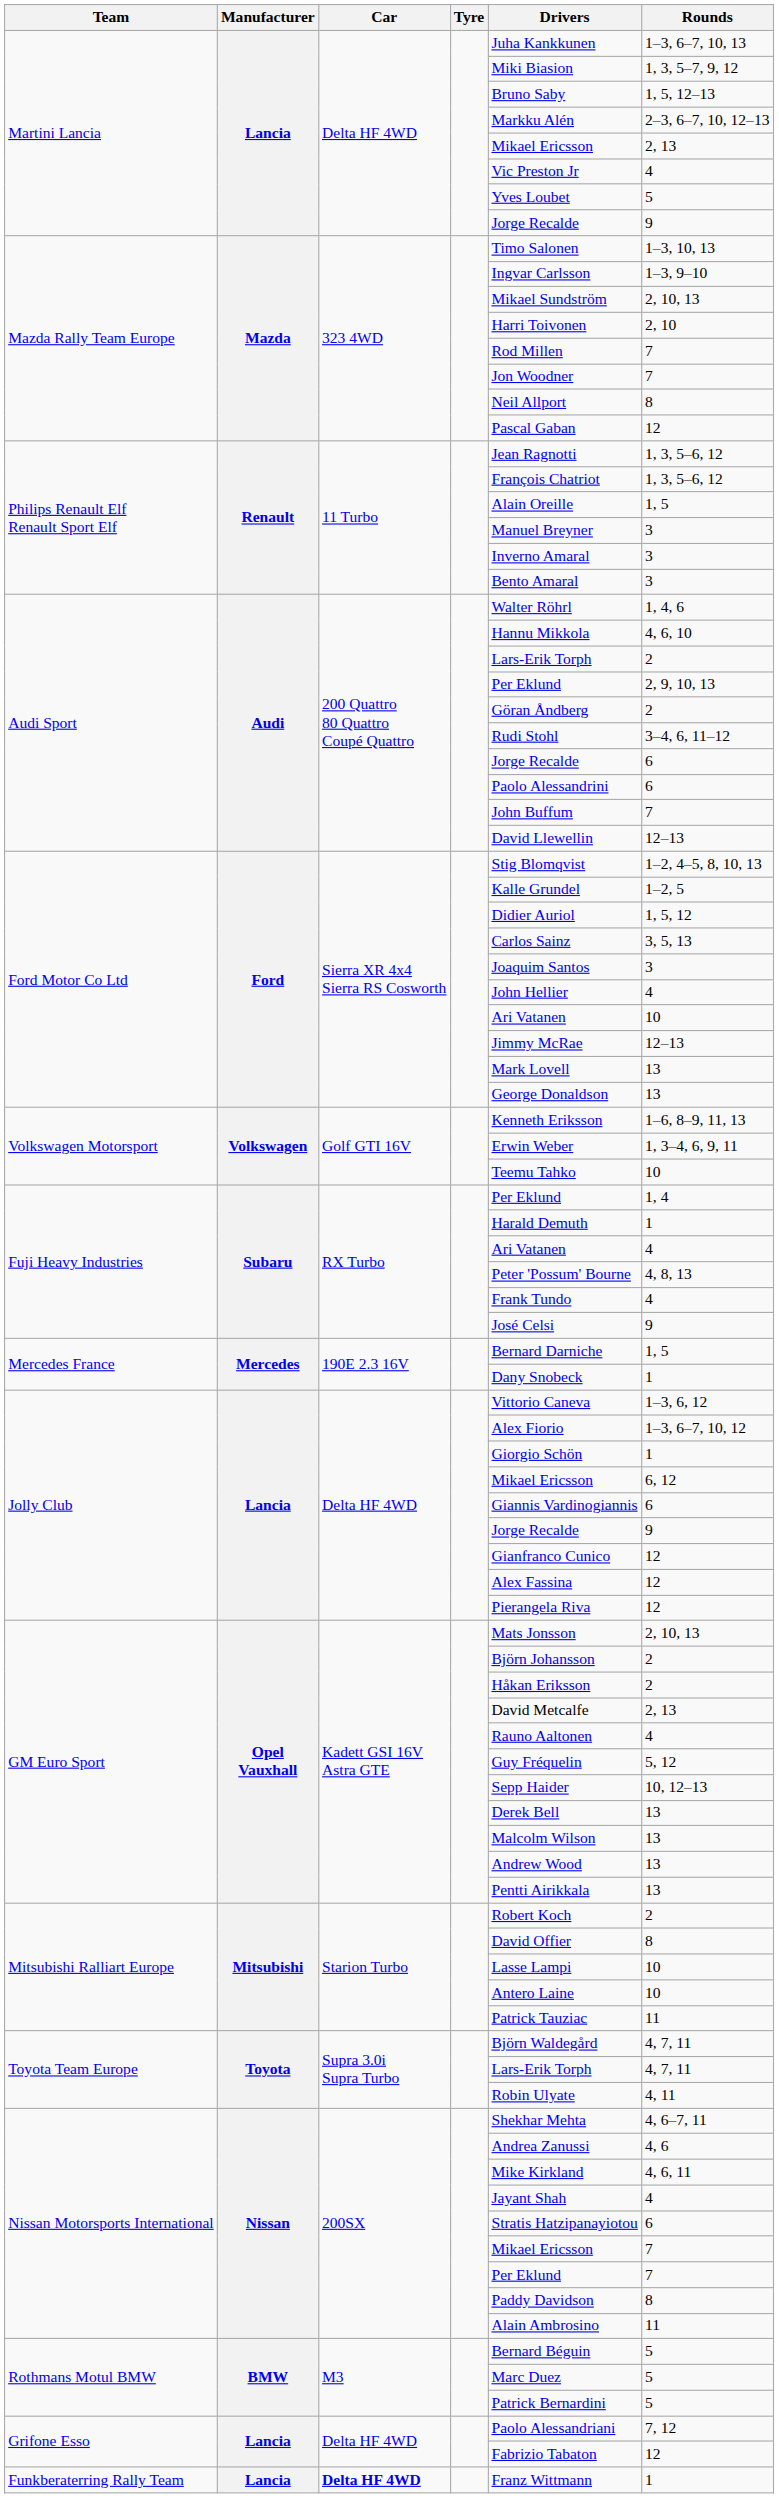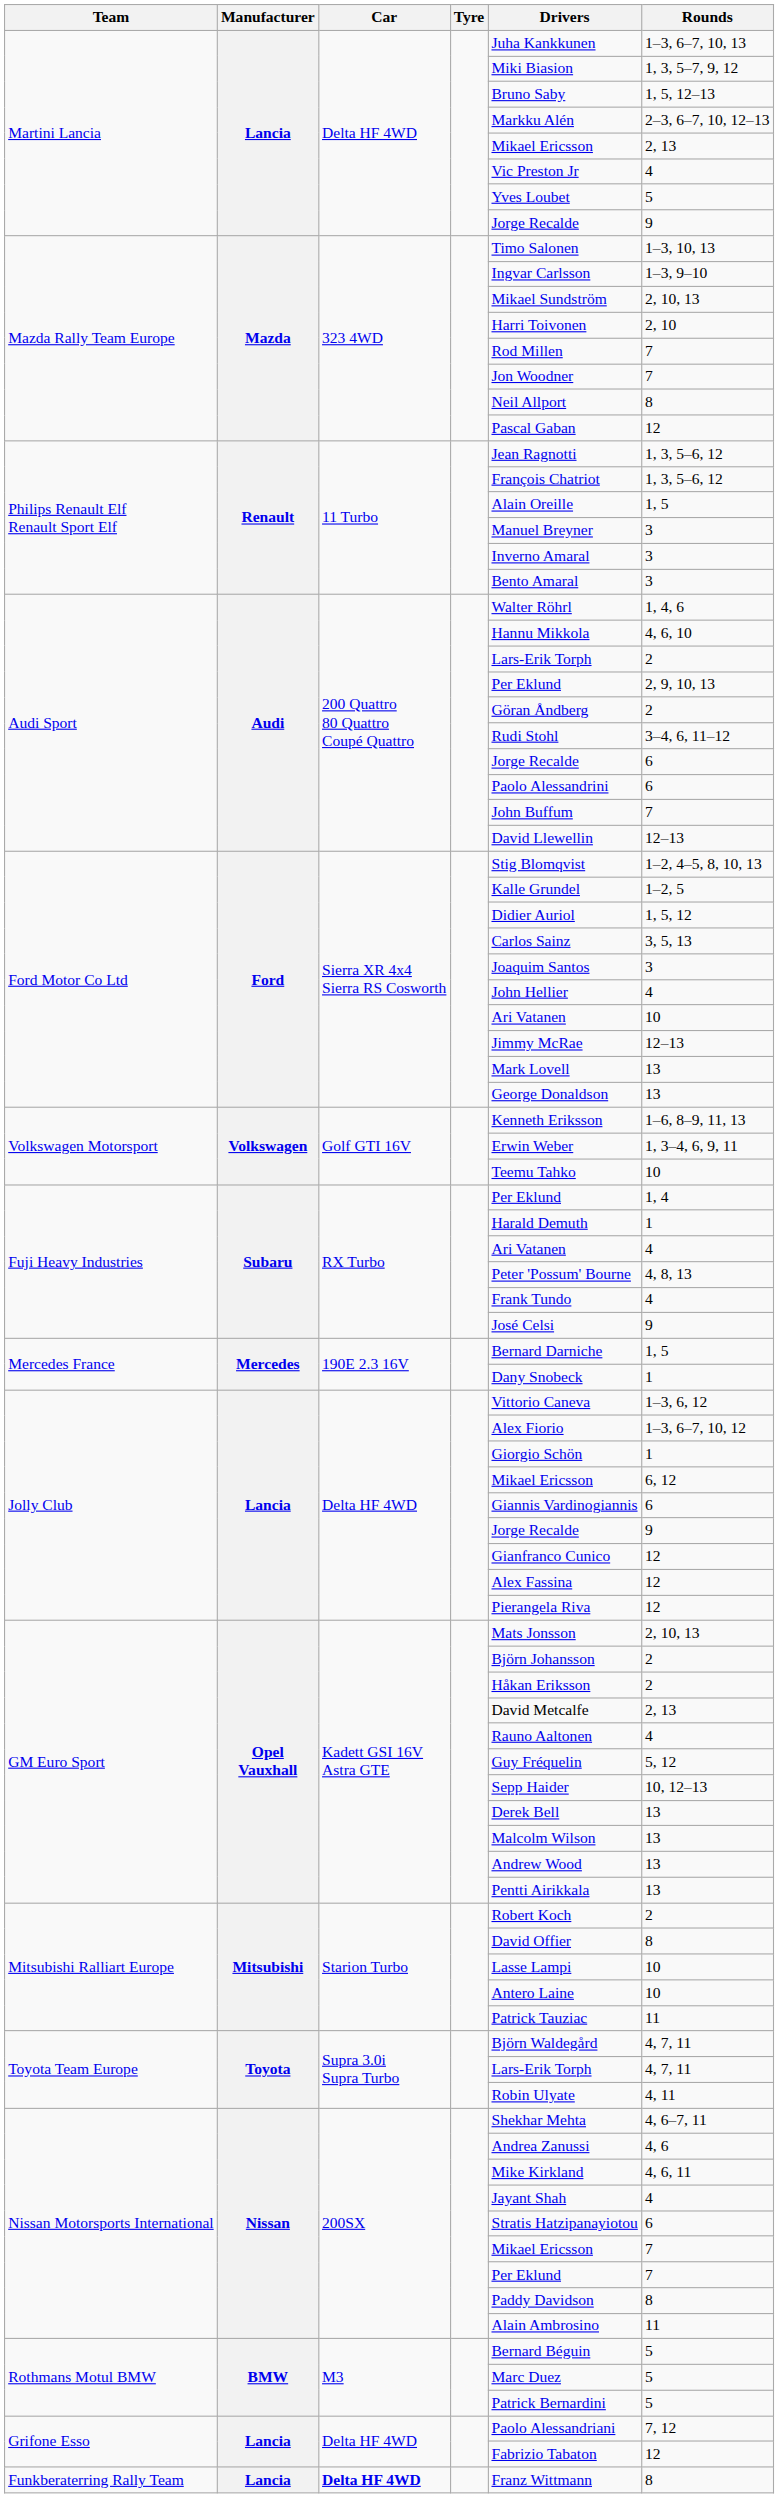(649, 2480) 1 -> (649, 2480) 8
